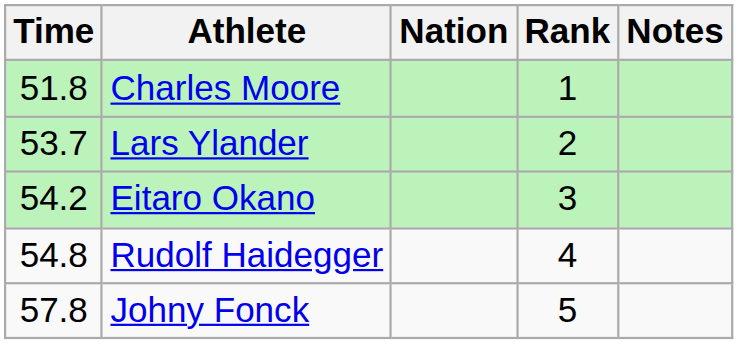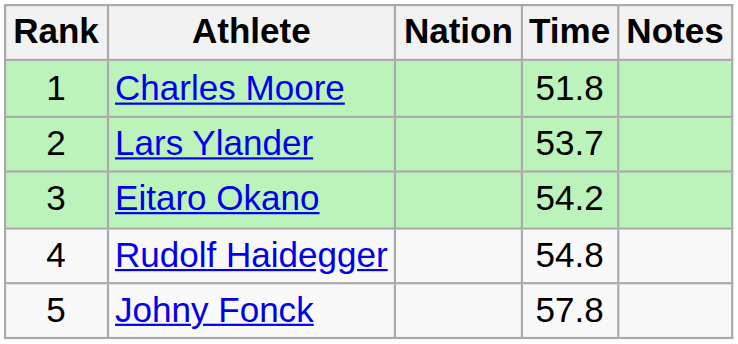columns swapped: (567, 32) <-> (54, 32)
